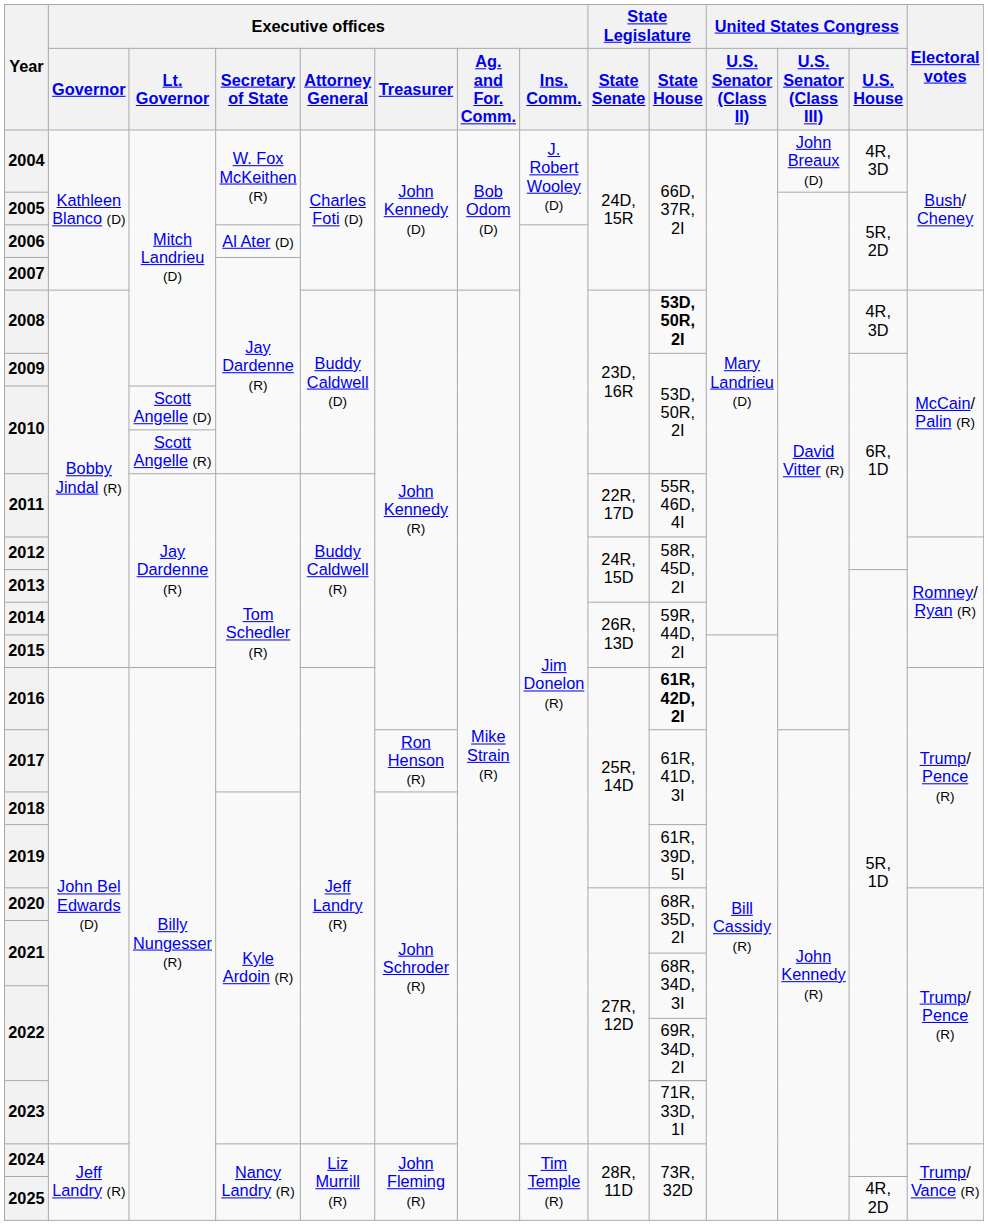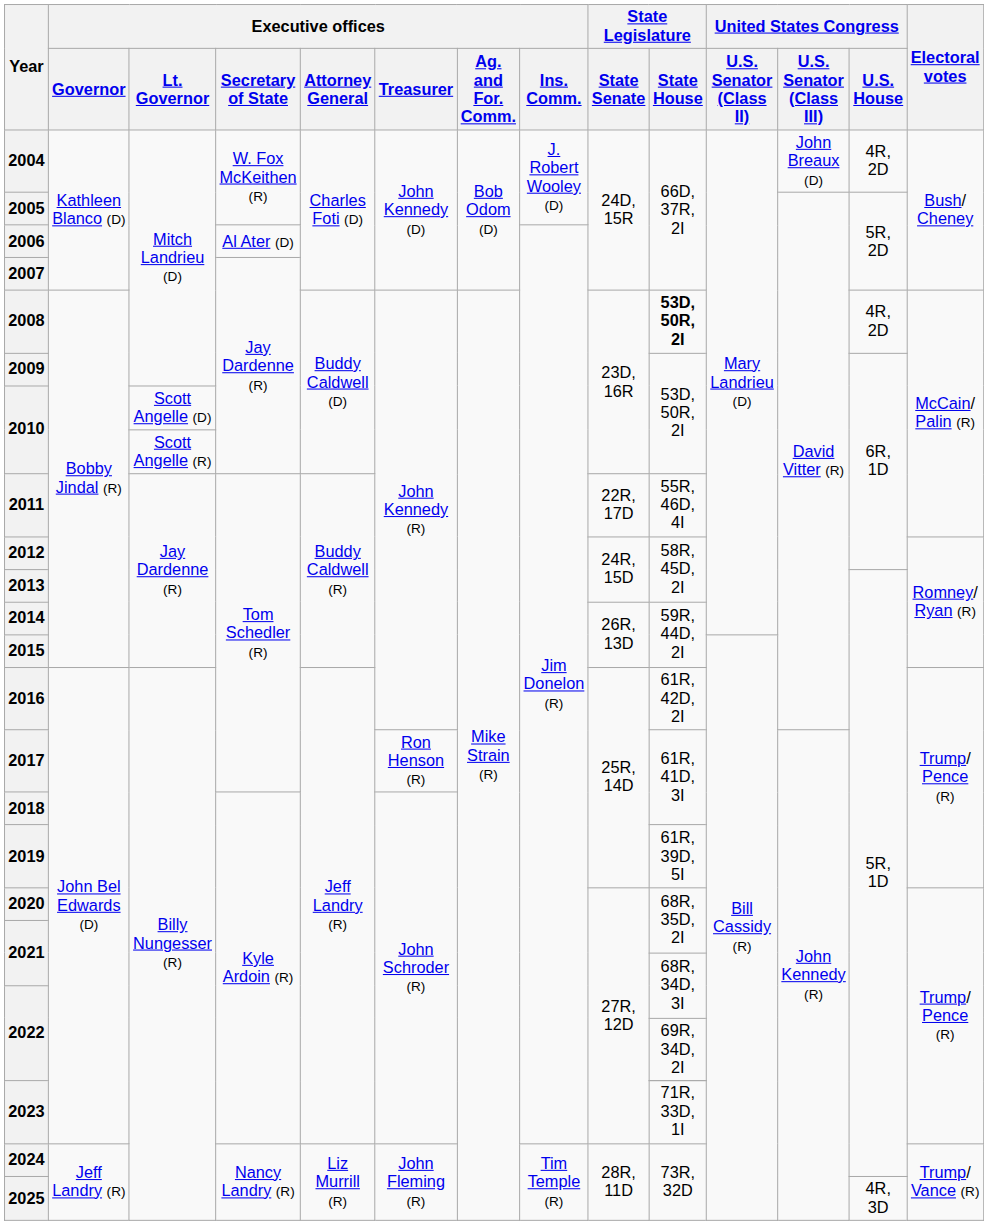(878, 161) 4R, 3D -> (878, 161) 4R, 2D
(878, 321) 4R, 3D -> (878, 321) 4R, 2D
(678, 698) bold -> (678, 698) normal
(878, 1198) 4R, 2D -> (878, 1198) 4R, 3D
